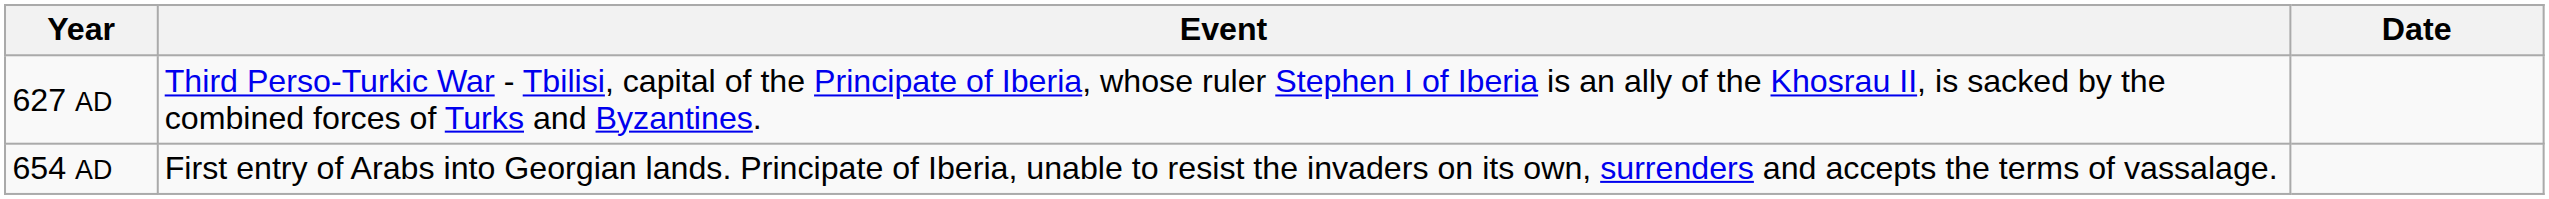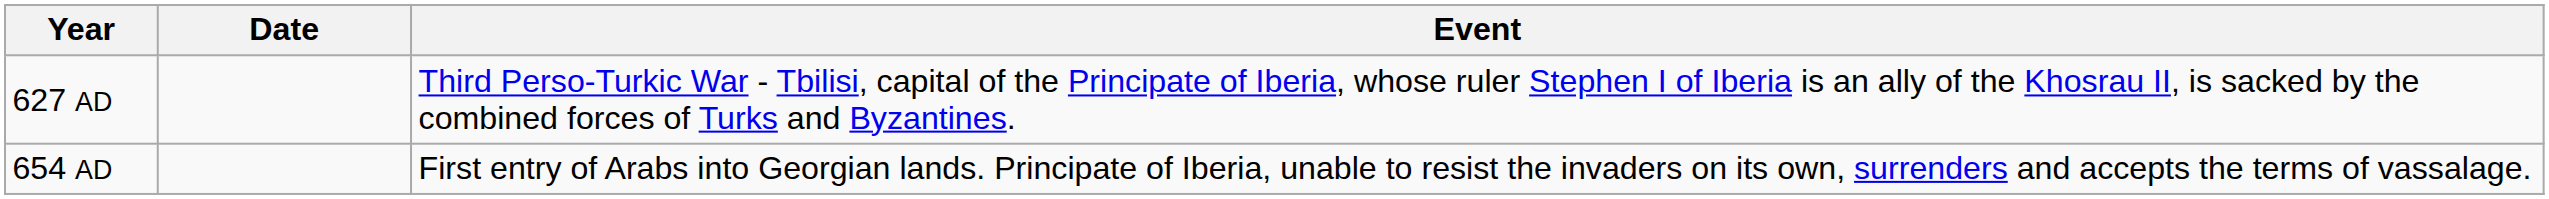columns swapped: (2417, 30) <-> (1224, 30)
